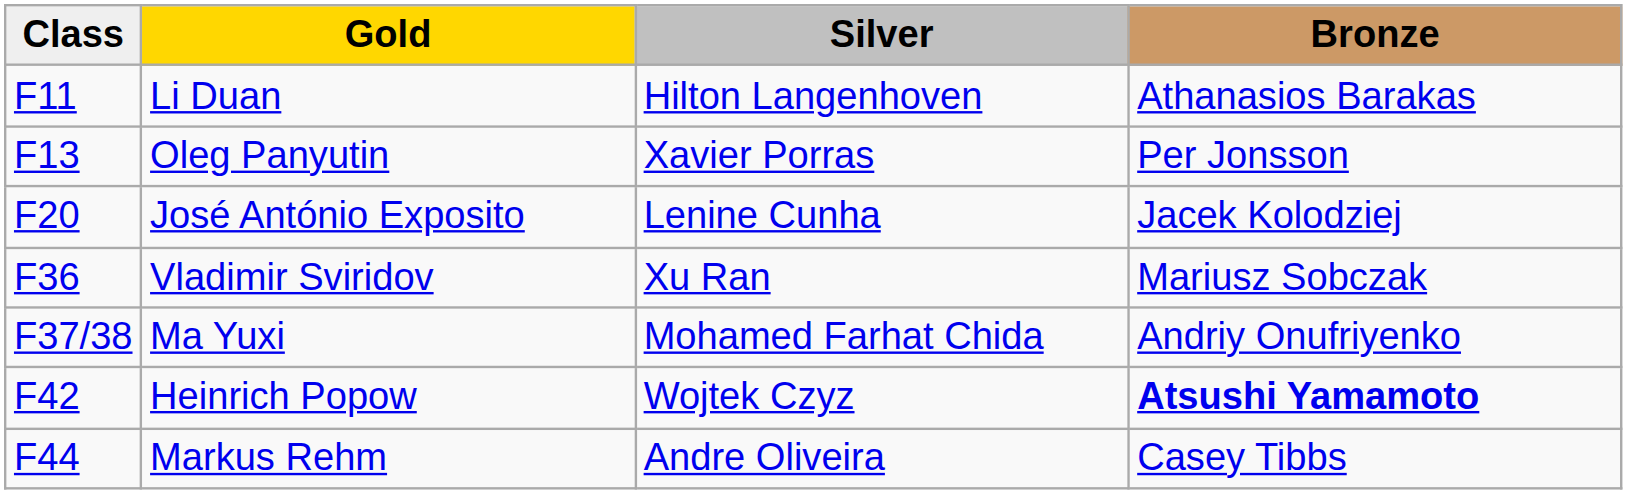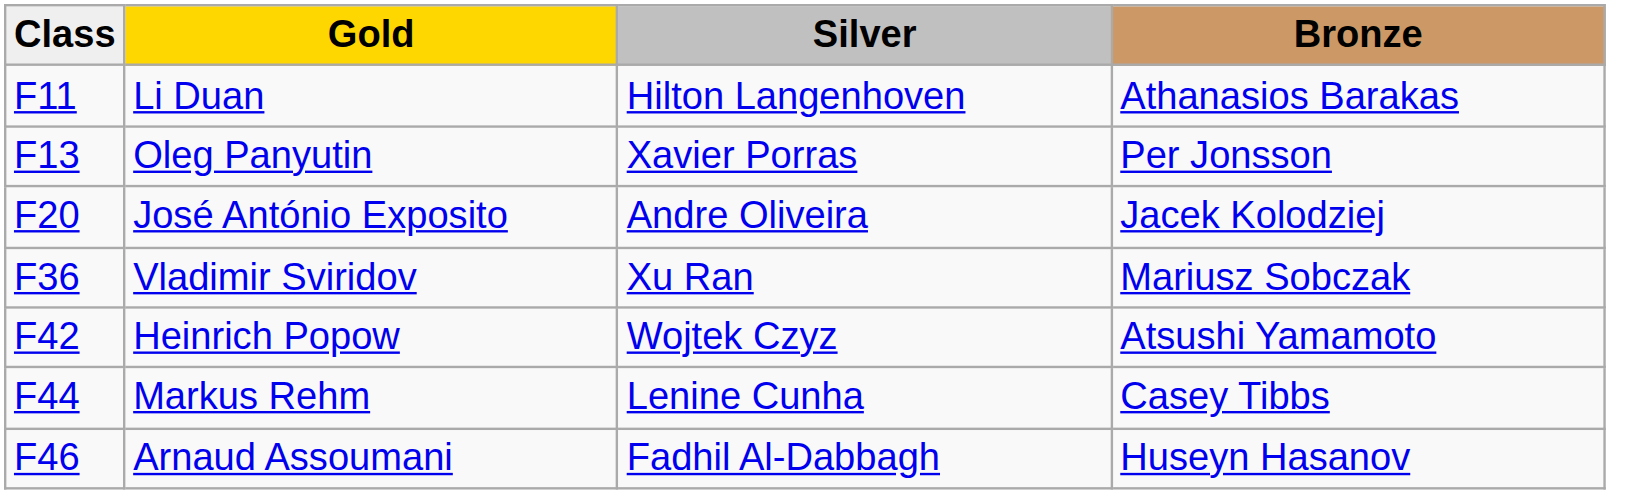(762, 215) Lenine Cunha -> (747, 215) Andre Oliveira
- row: (217, 336)
(1308, 397) bold -> (1278, 336) normal
(764, 457) Andre Oliveira -> (745, 397) Lenine Cunha
+ row: (293, 457)
